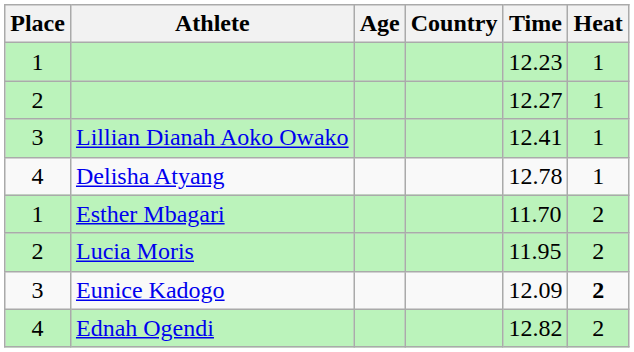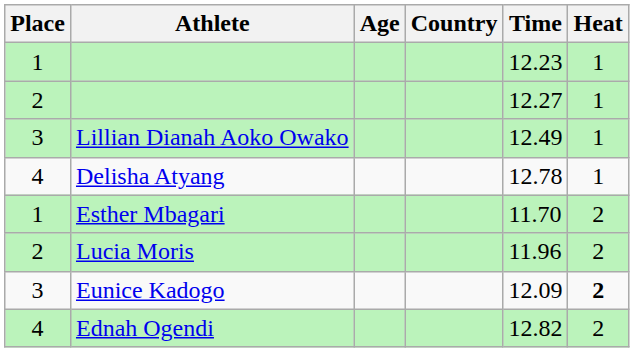(535, 137) 12.41 -> (535, 137) 12.49
(535, 251) 11.95 -> (535, 251) 11.96
